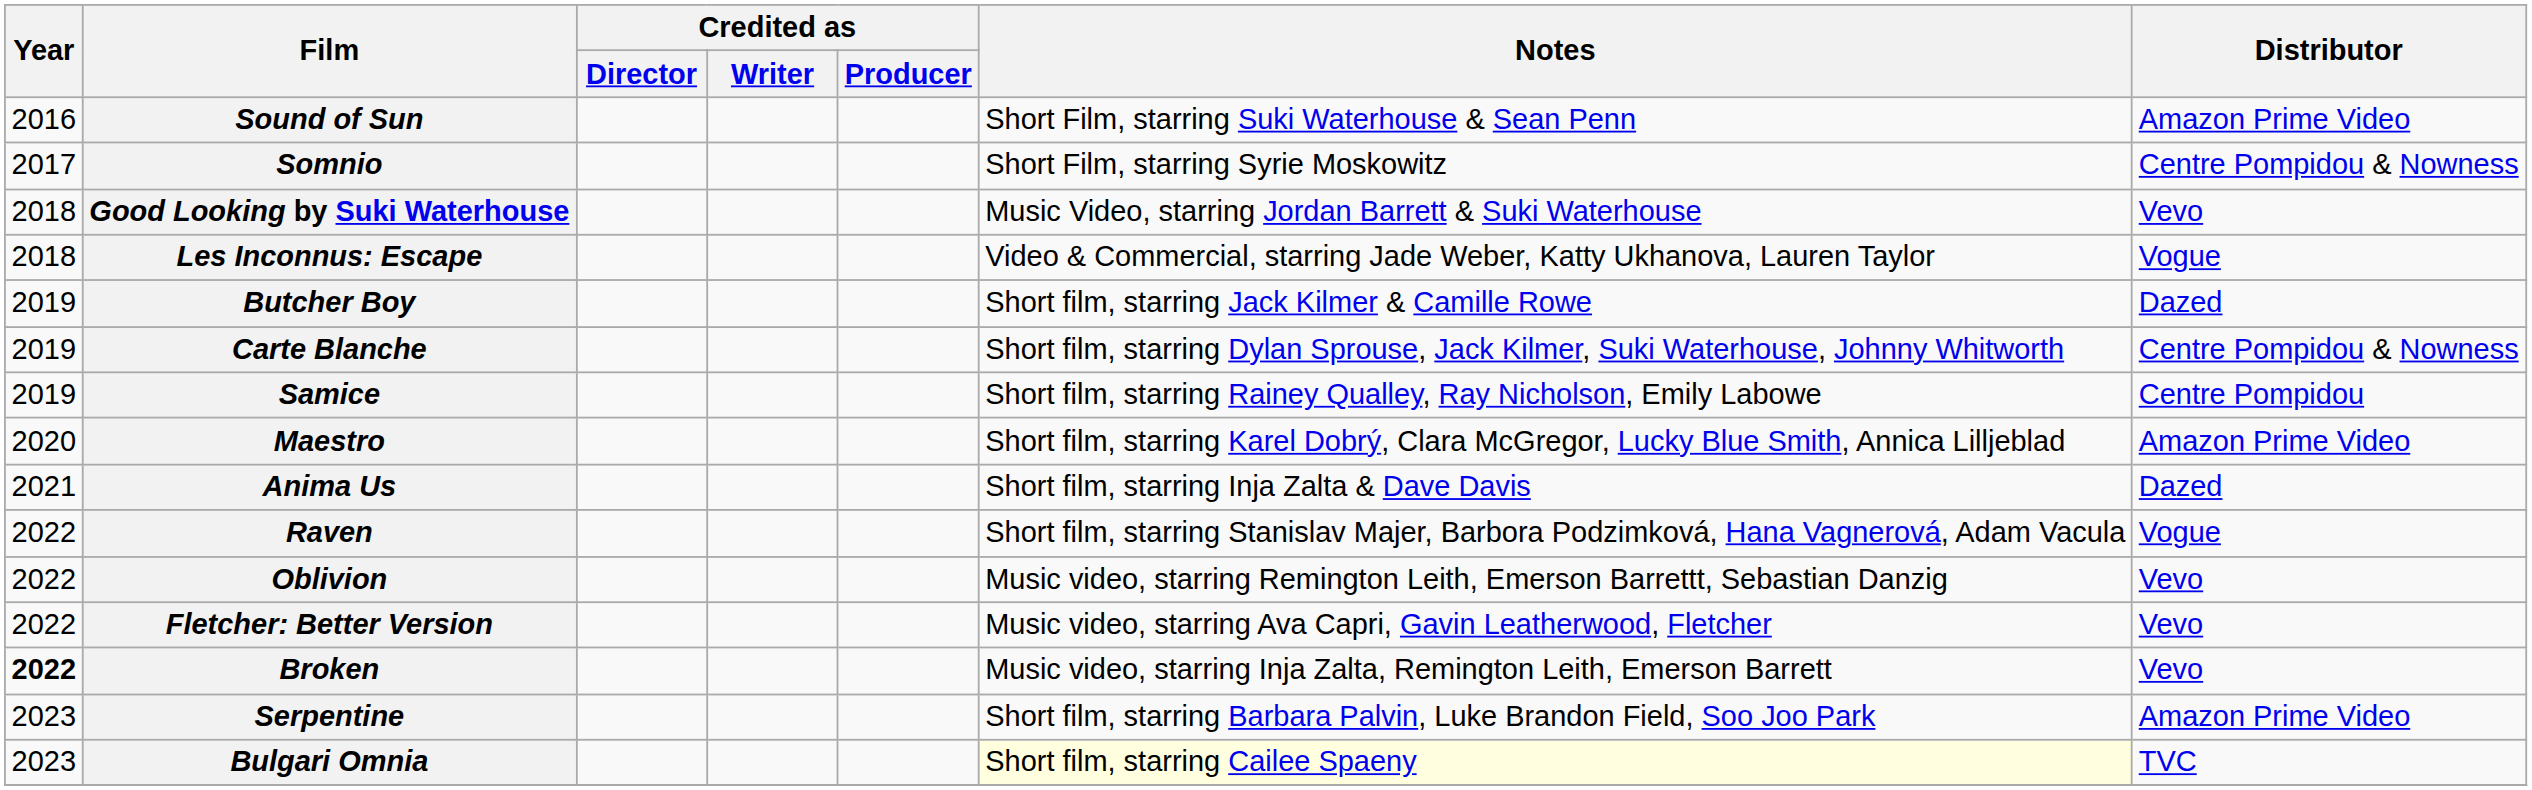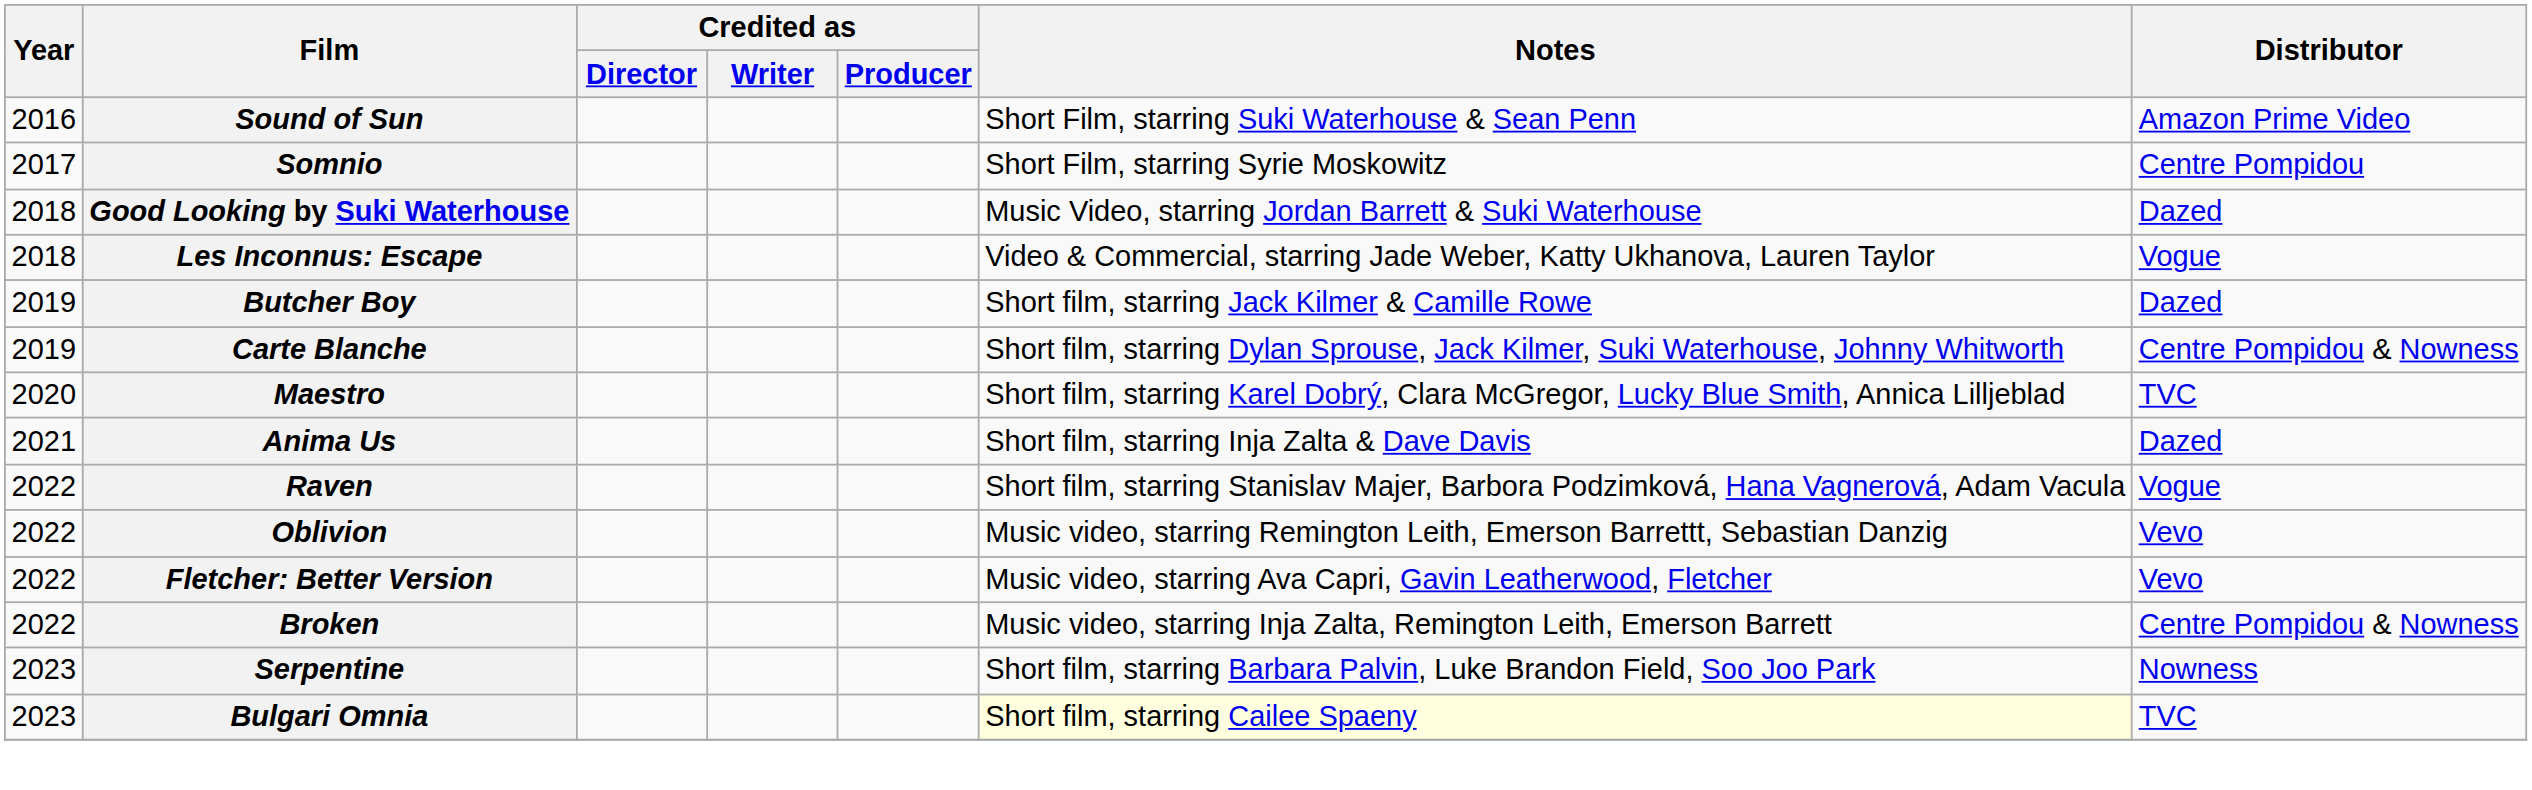(2329, 165) Centre Pompidou & Nowness -> (2251, 165) Centre Pompidou
(2171, 211) Vevo -> (2181, 211) Dazed
- row: (329, 394)
(2275, 440) Amazon Prime Video -> (2168, 394) TVC
(44, 670) bold -> (44, 624) normal
(2171, 670) Vevo -> (2329, 624) Centre Pompidou & Nowness
(2275, 716) Amazon Prime Video -> (2198, 670) Nowness
